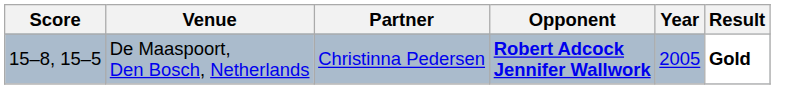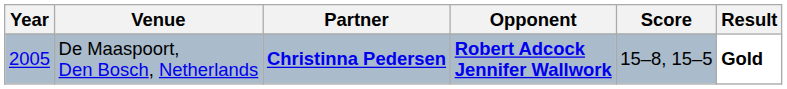columns swapped: (680, 20) <-> (55, 20)
(402, 59) normal -> (356, 59) bold
